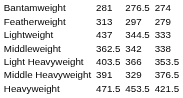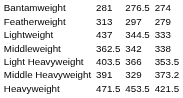(167, 75) 376.5 -> (167, 75) 373.2
